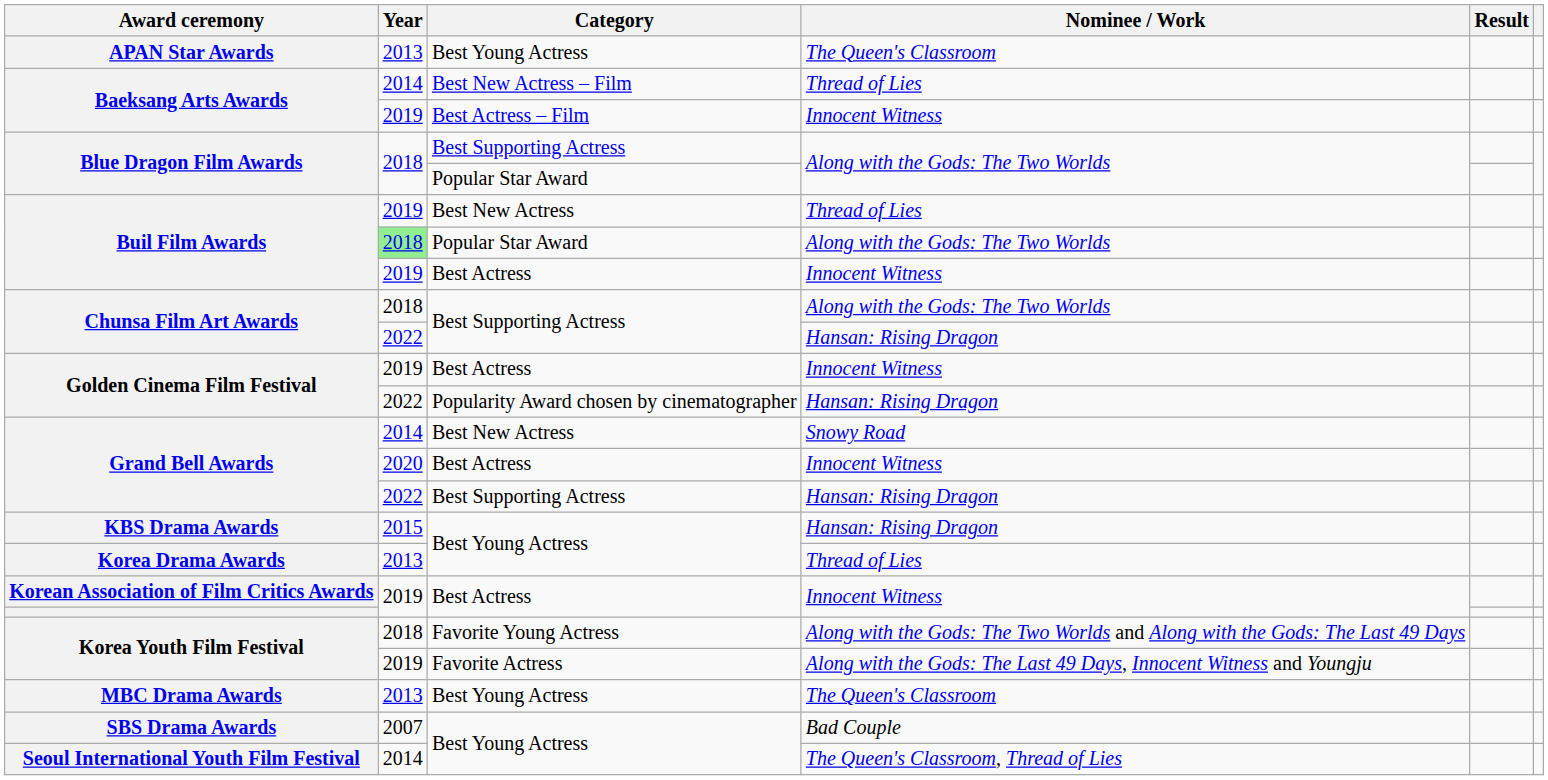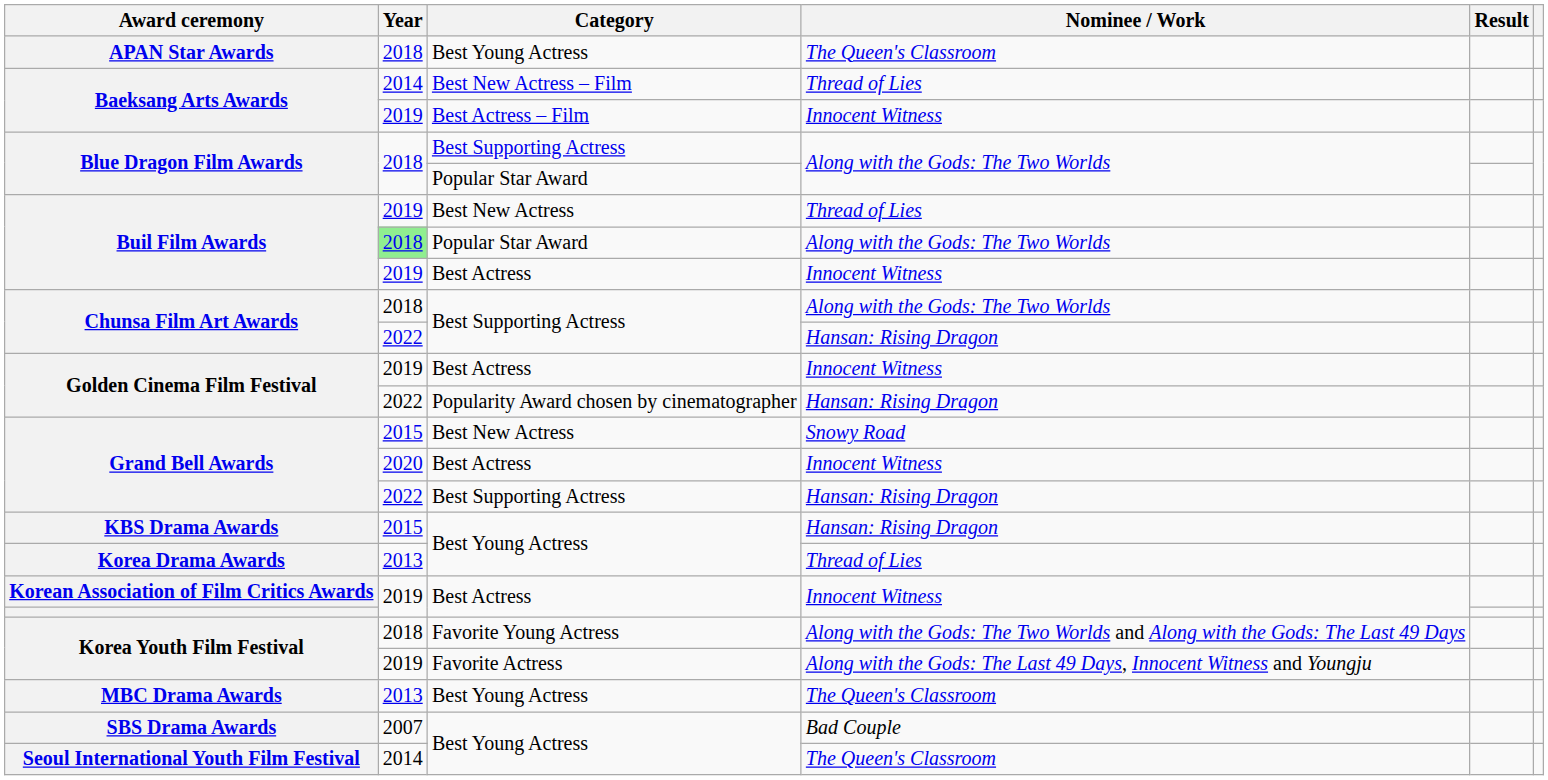(403, 52) 2013 -> (403, 52) 2018
(403, 432) 2014 -> (403, 432) 2015
(964, 759) The Queen's Classroom, Thread of Lies -> (901, 759) The Queen's Classroom
